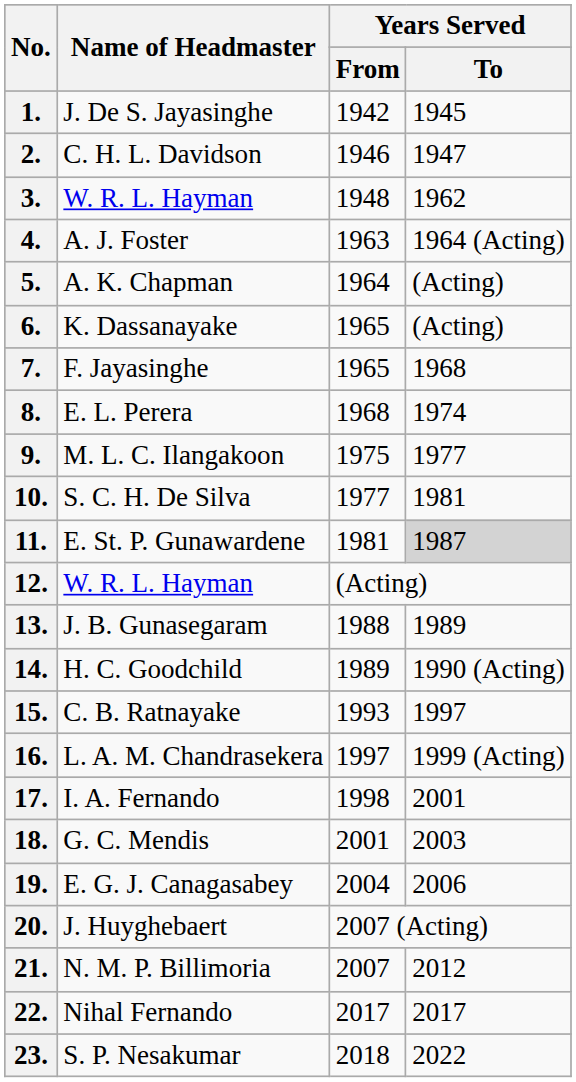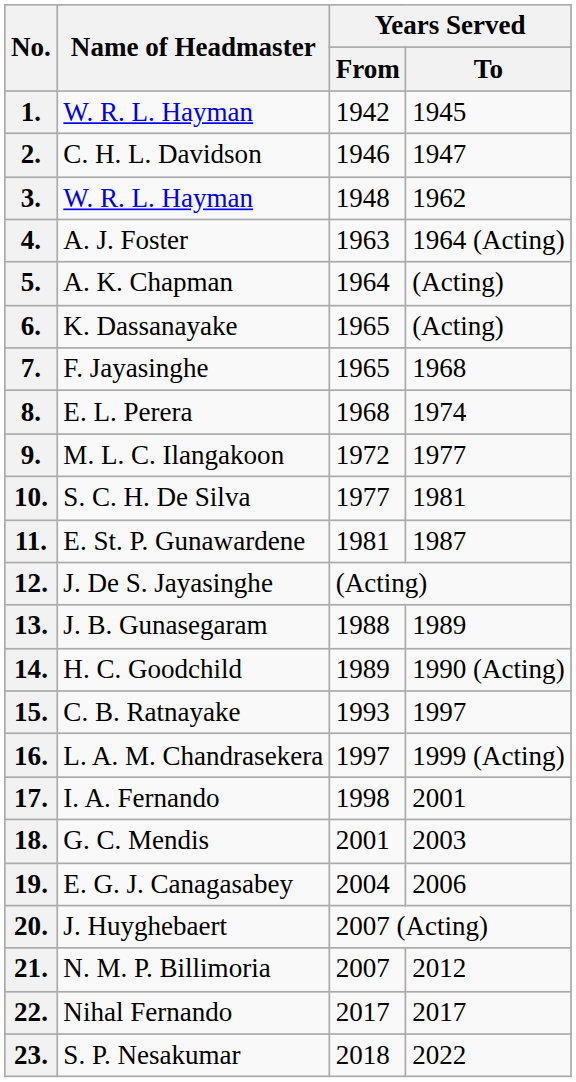(168, 111) J. De S. Jayasinghe -> (158, 111) W. R. L. Hayman
(363, 454) 1975 -> (363, 454) 1972
(439, 540) lightgrey background -> (439, 540) no background
(158, 583) W. R. L. Hayman -> (168, 583) J. De S. Jayasinghe
